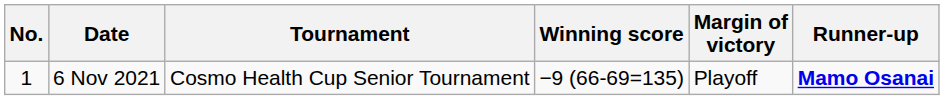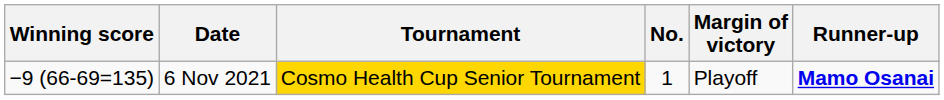columns swapped: (26, 33) <-> (612, 33)
(350, 78) no background -> (461, 78) gold background
